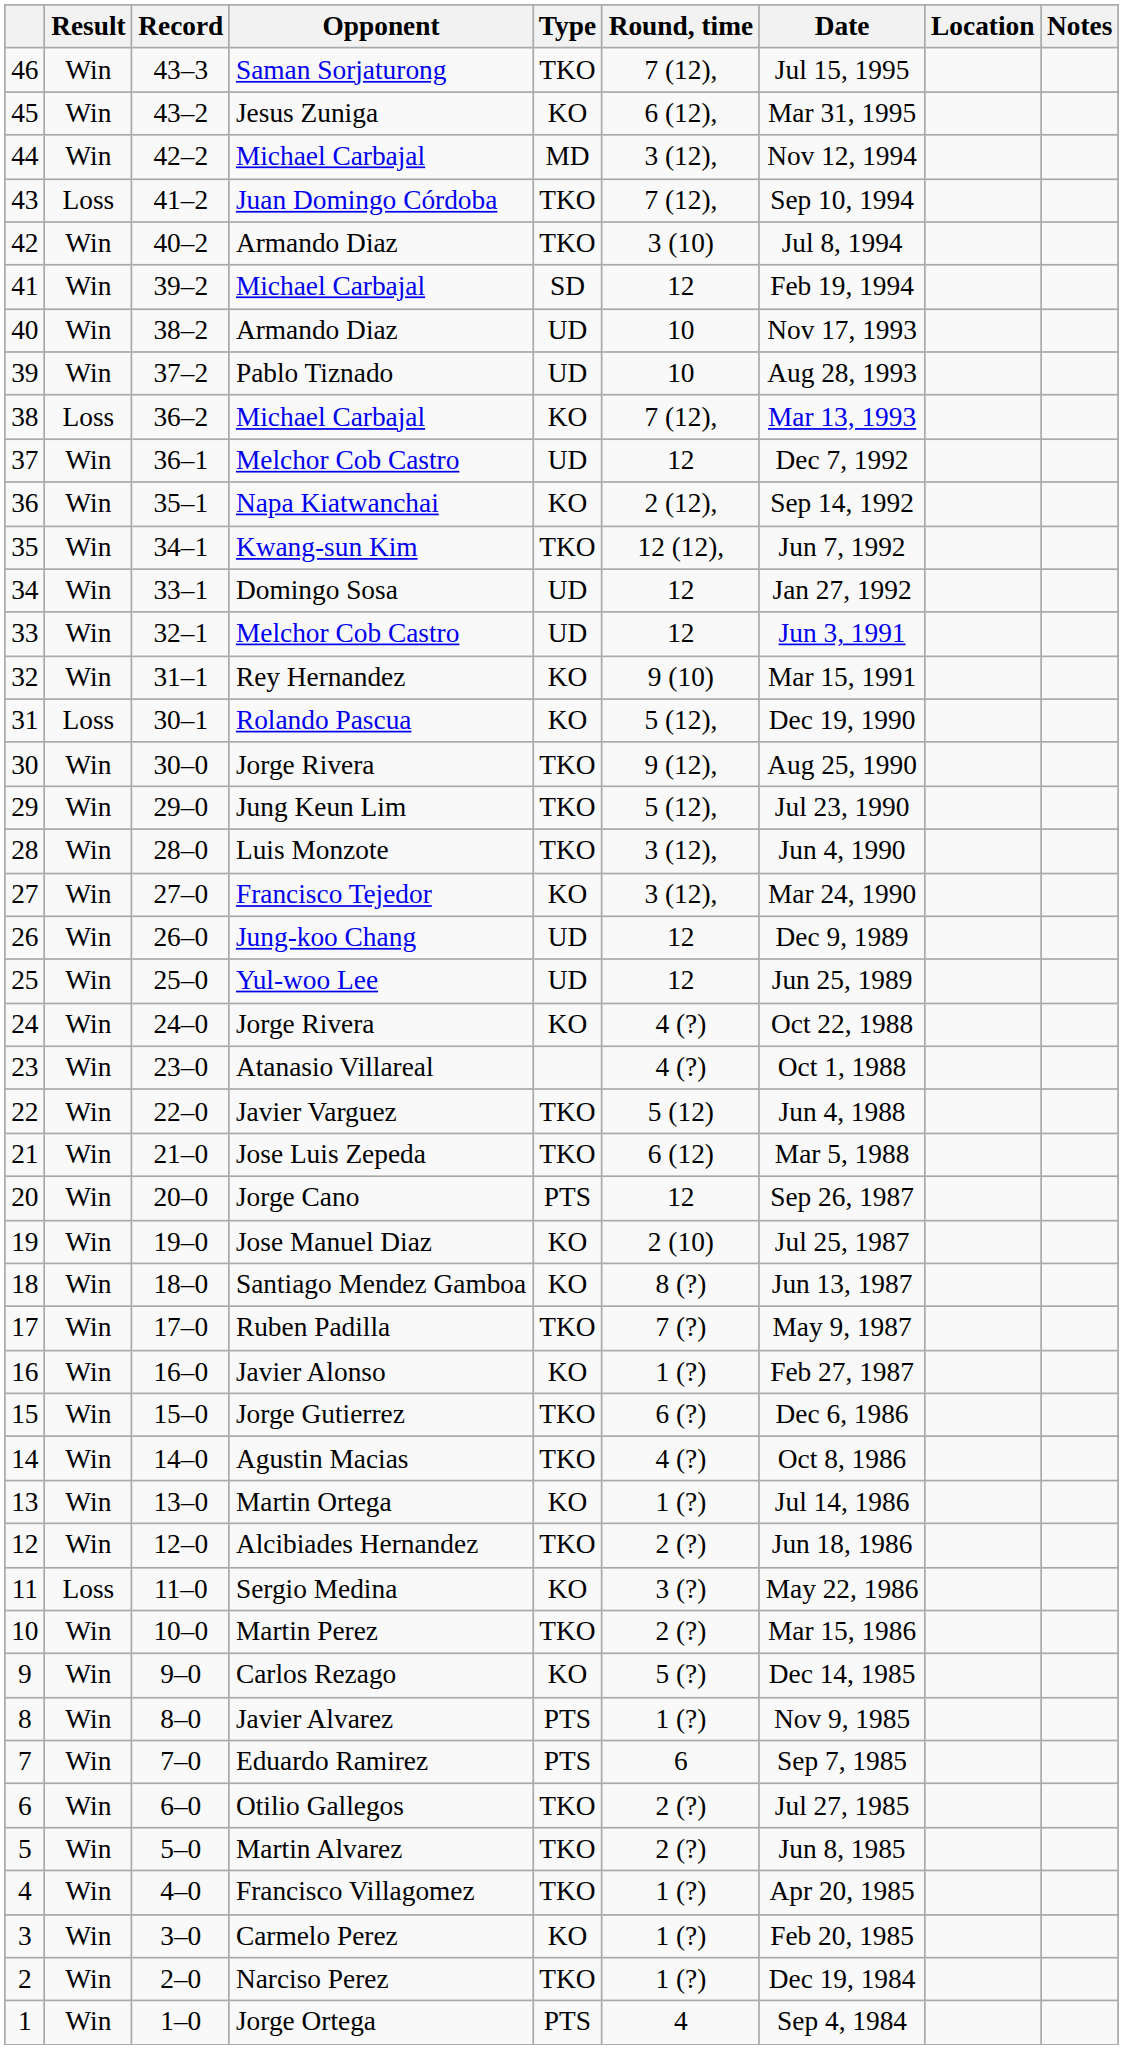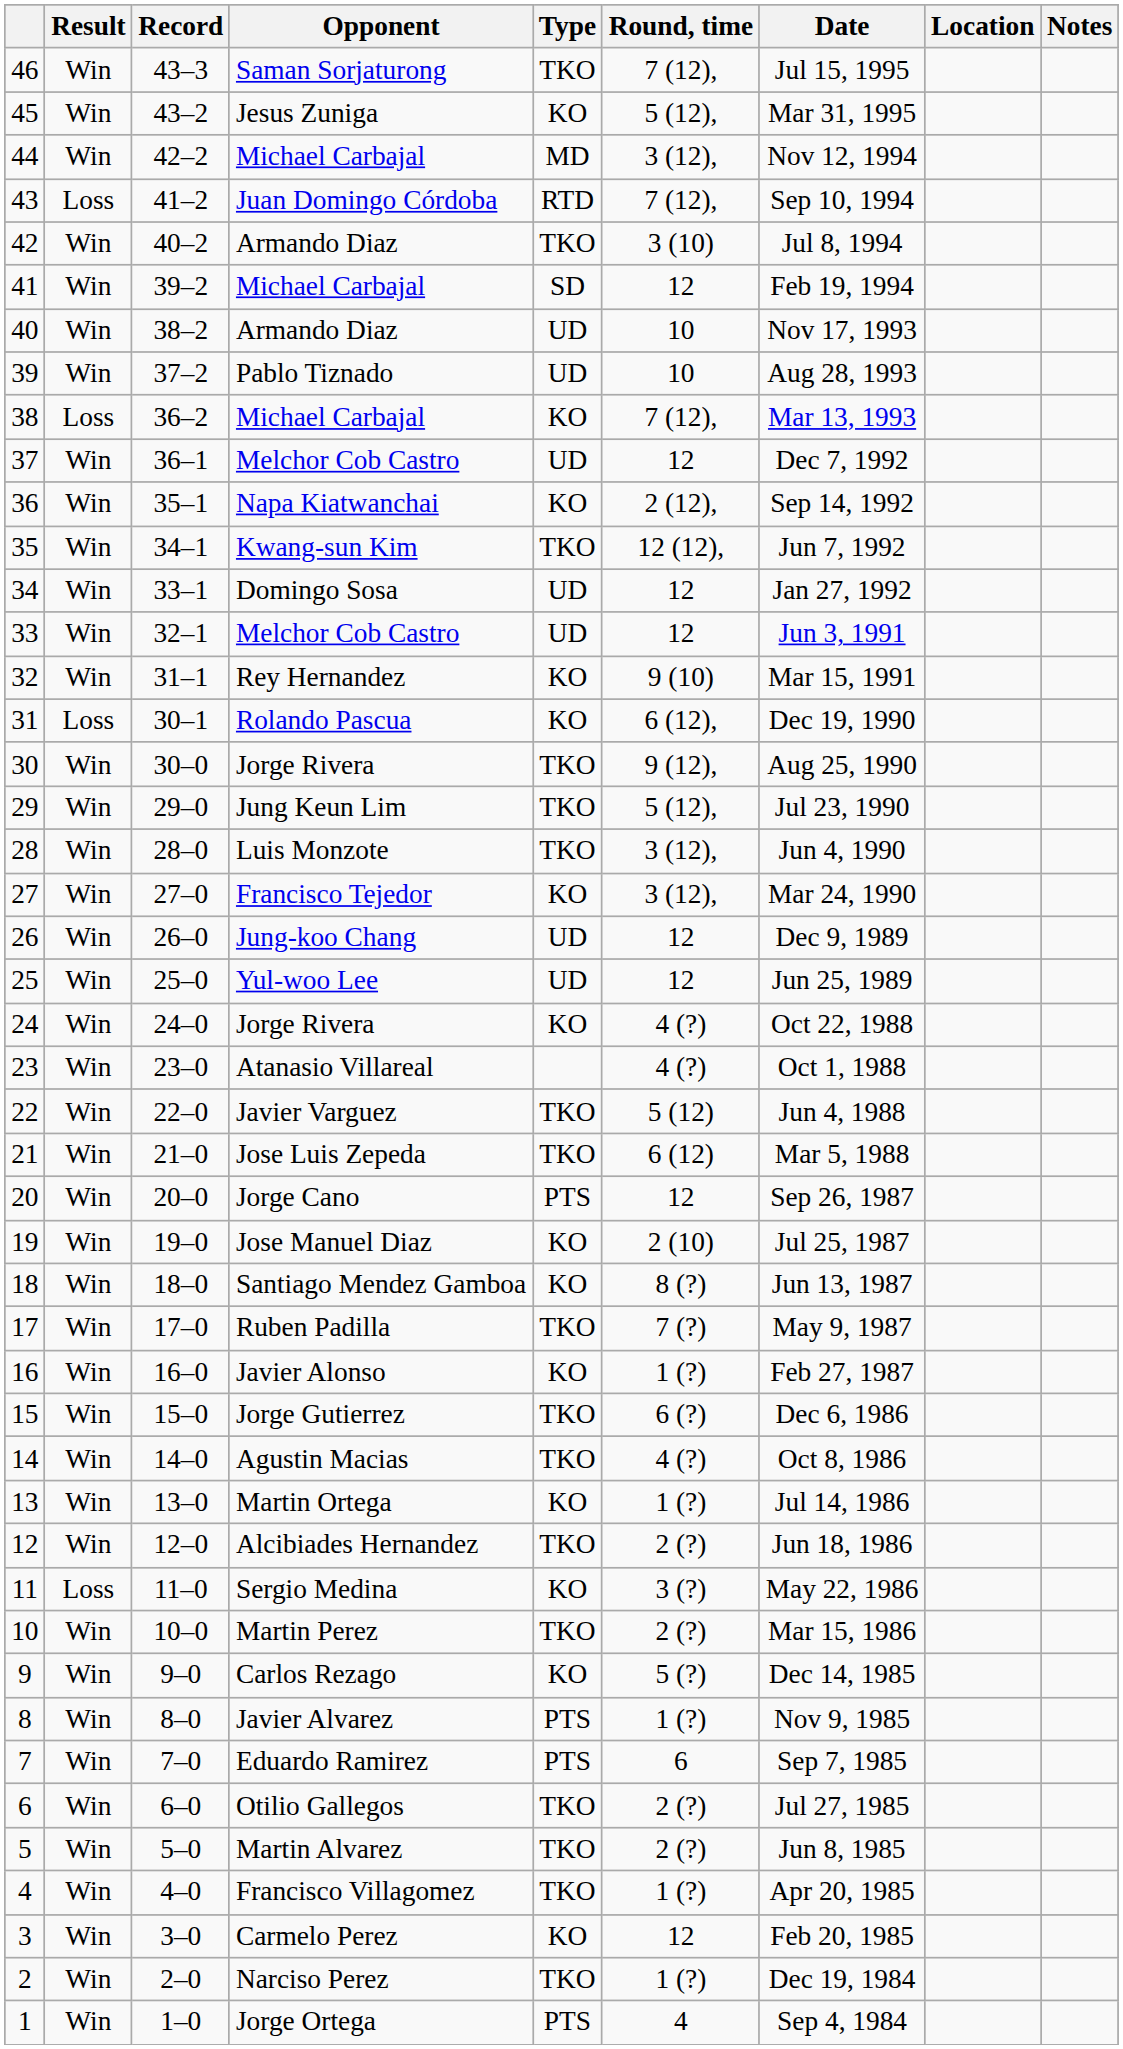(681, 112) 6 (12), -> (681, 112) 5 (12),
(567, 199) TKO -> (567, 199) RTD
(681, 720) 5 (12), -> (681, 720) 6 (12),
(681, 1935) 1 (?) -> (681, 1935) 12
